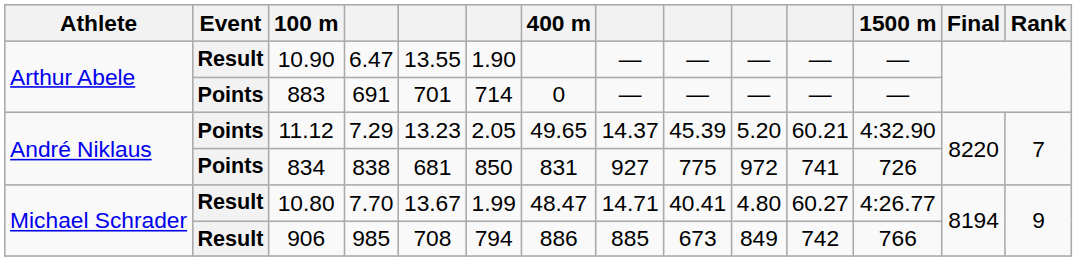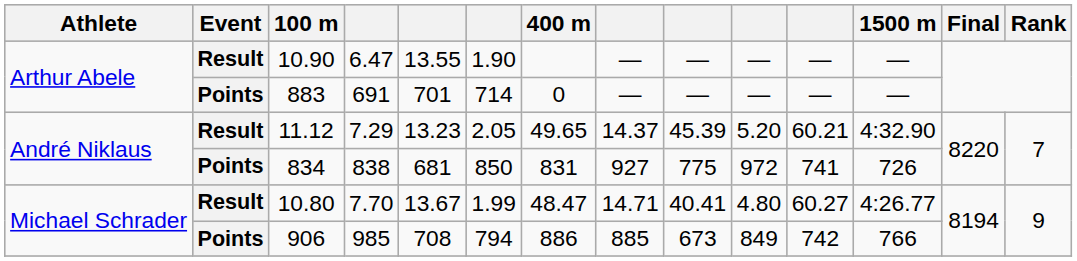(230, 131) Points -> (230, 131) Result
(230, 239) Result -> (230, 239) Points
